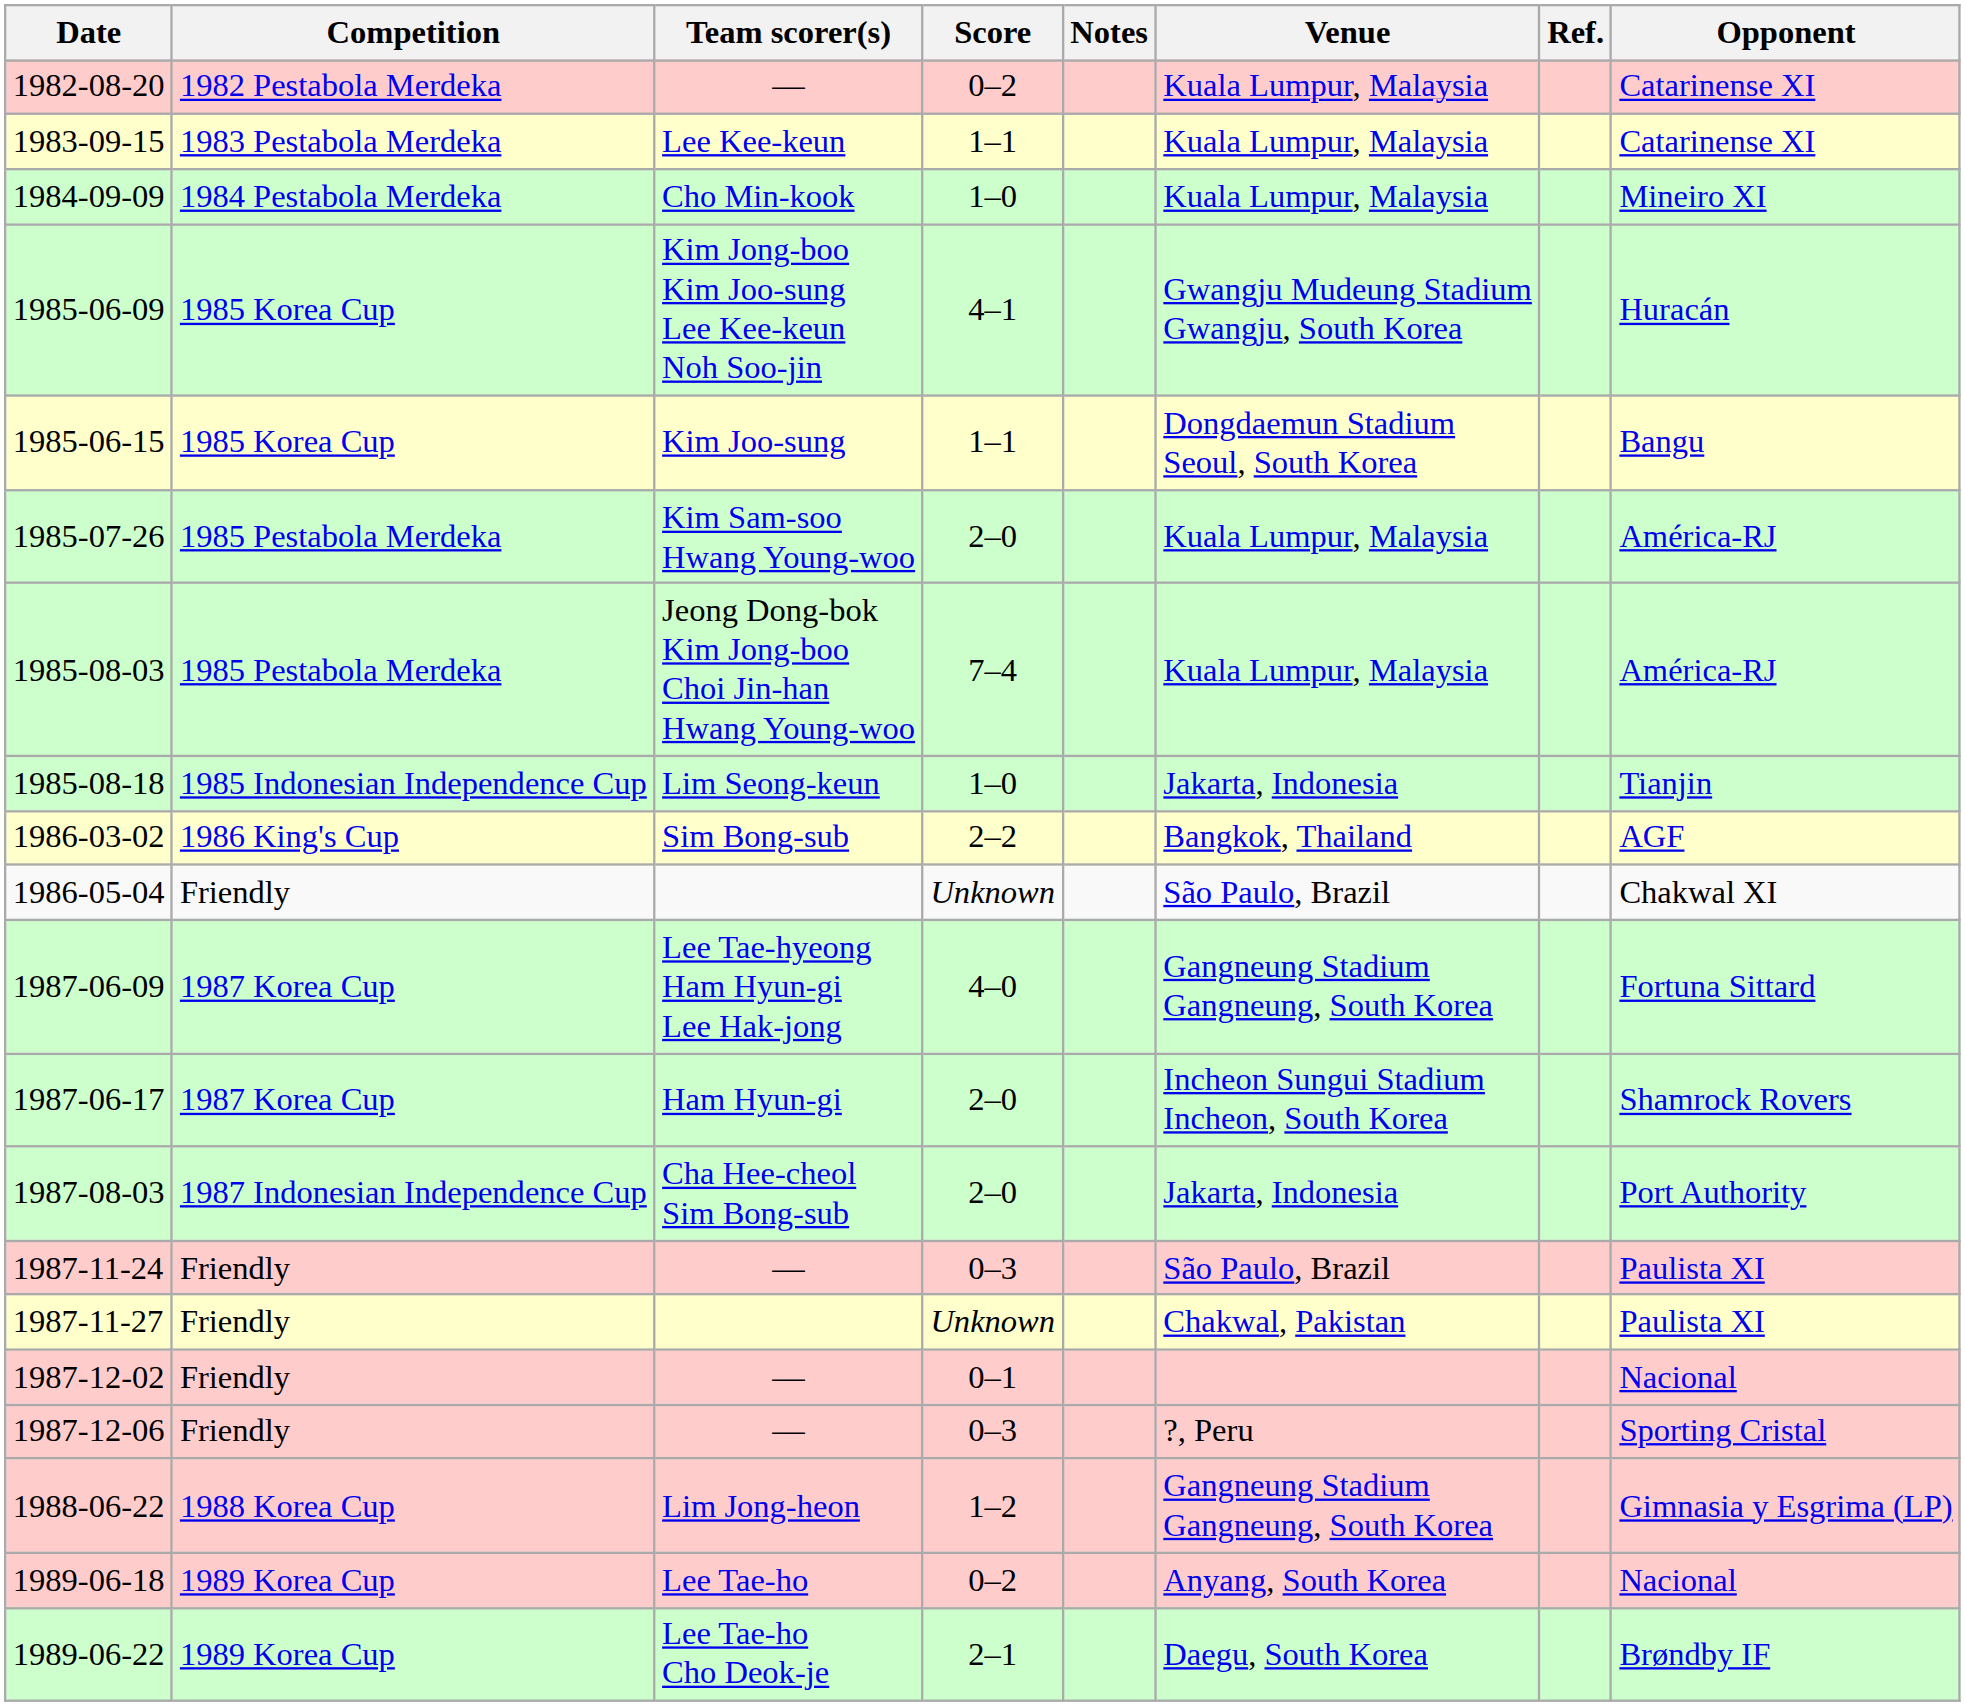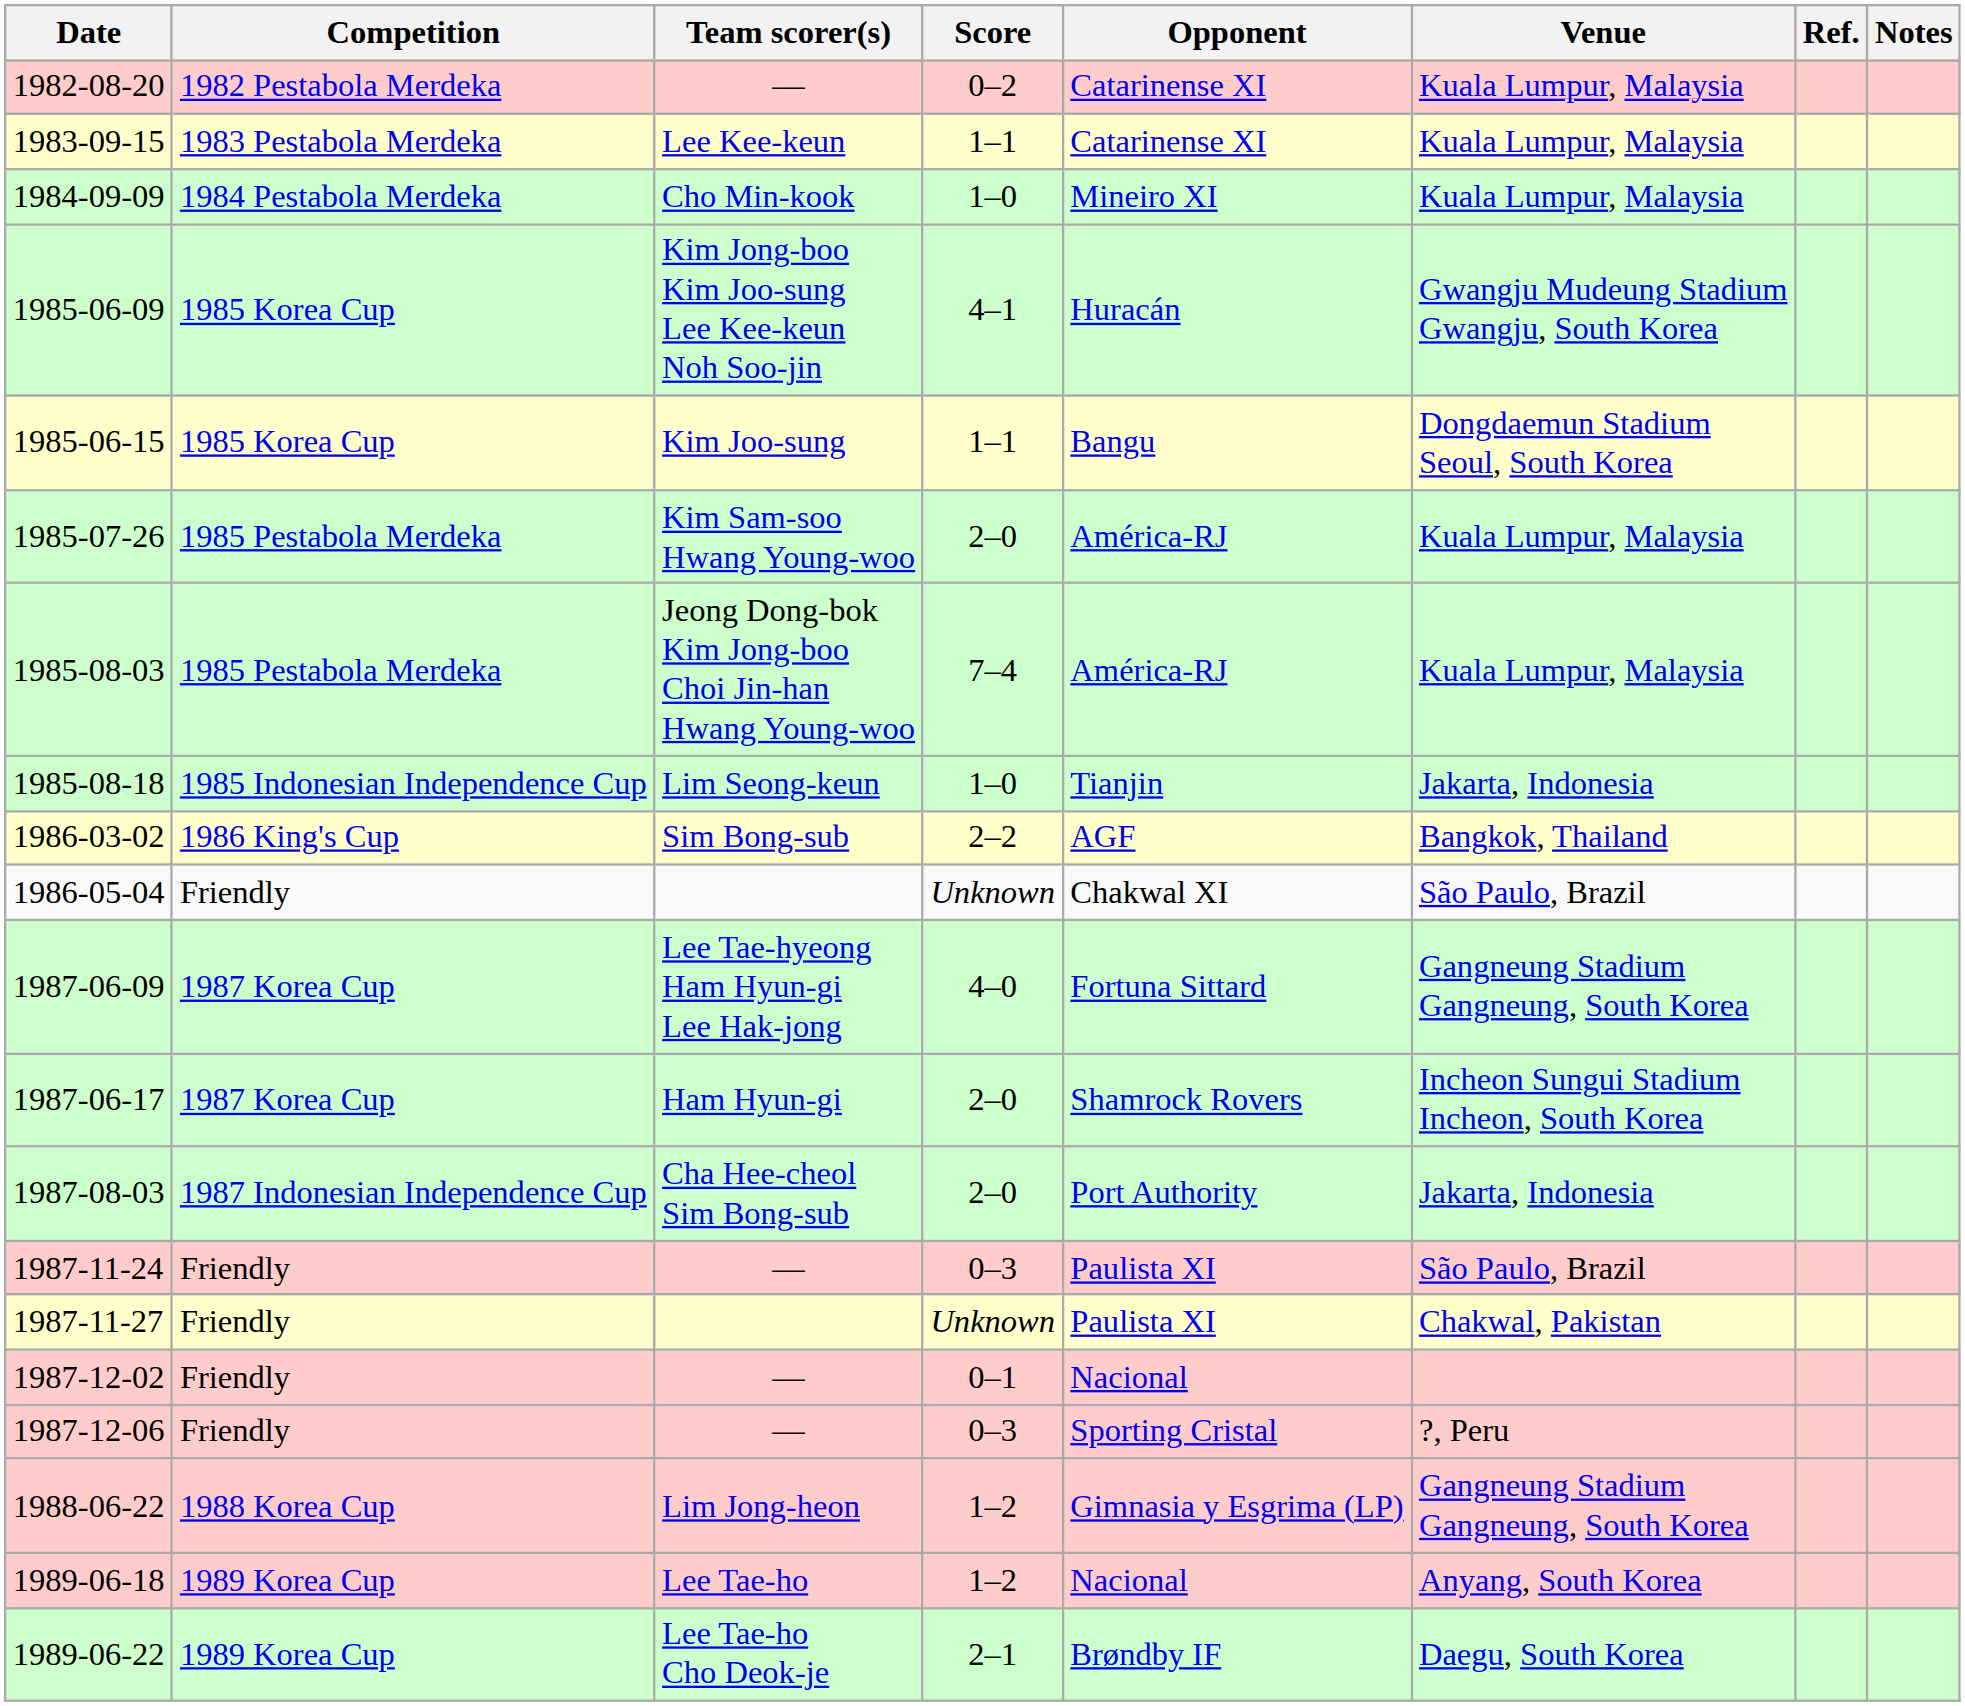columns swapped: (1786, 31) <-> (1109, 31)
(993, 1579) 0–2 -> (993, 1579) 1–2
